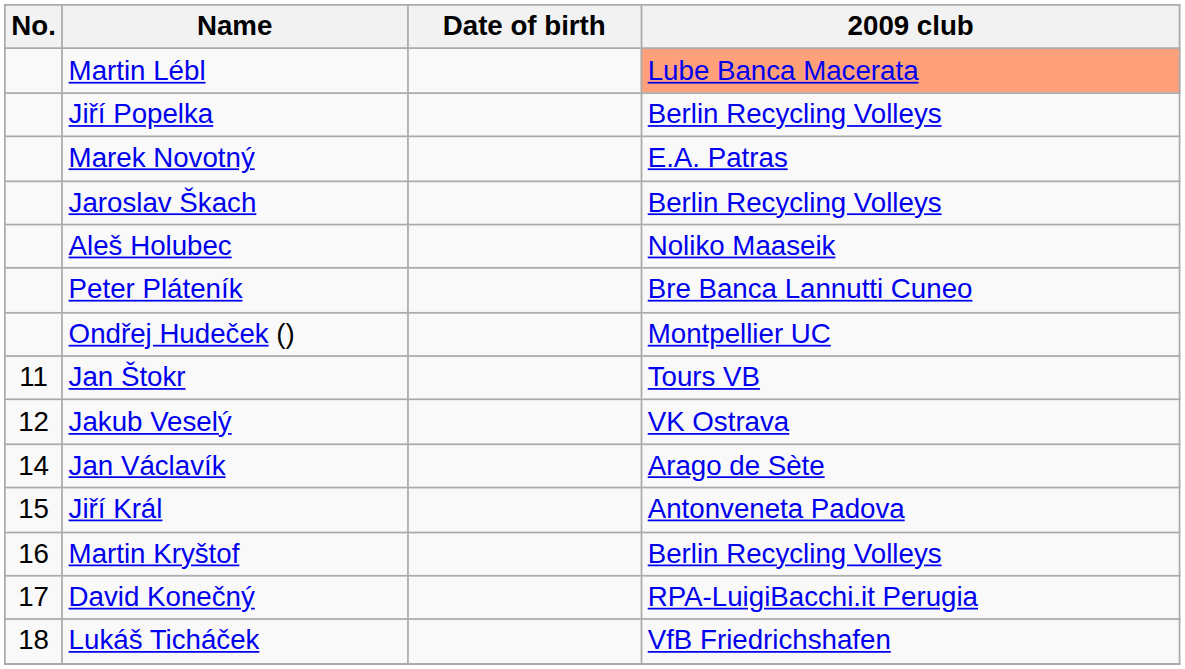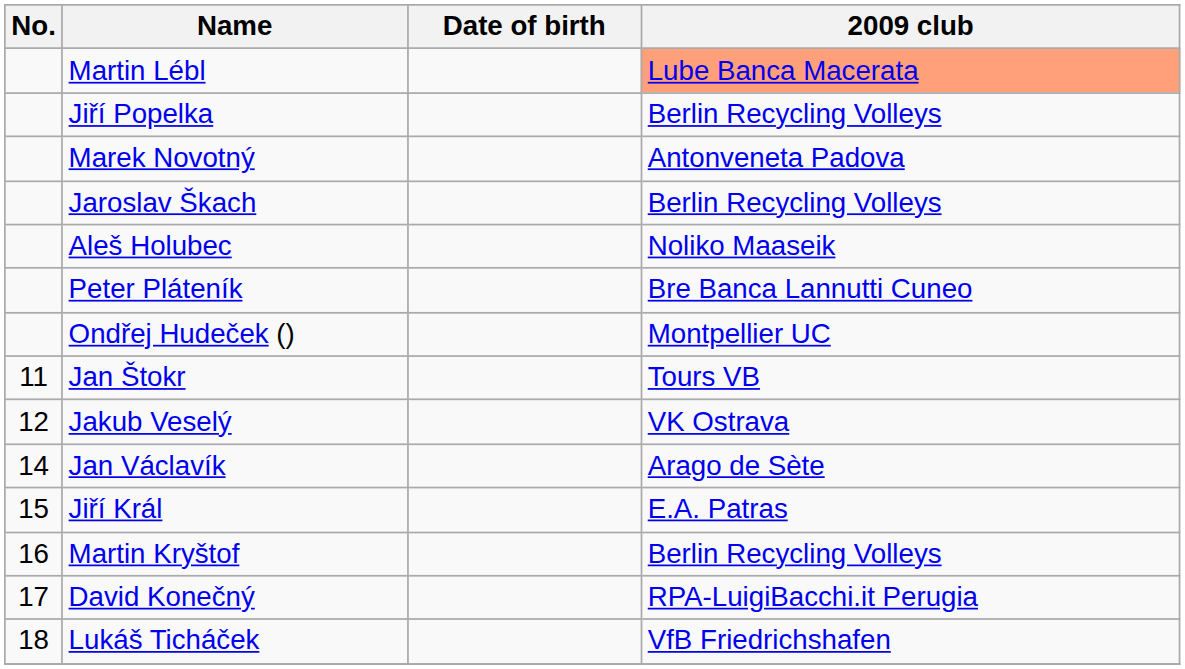(718, 158) E.A. Patras -> (776, 158) Antonveneta Padova
(776, 509) Antonveneta Padova -> (718, 509) E.A. Patras
